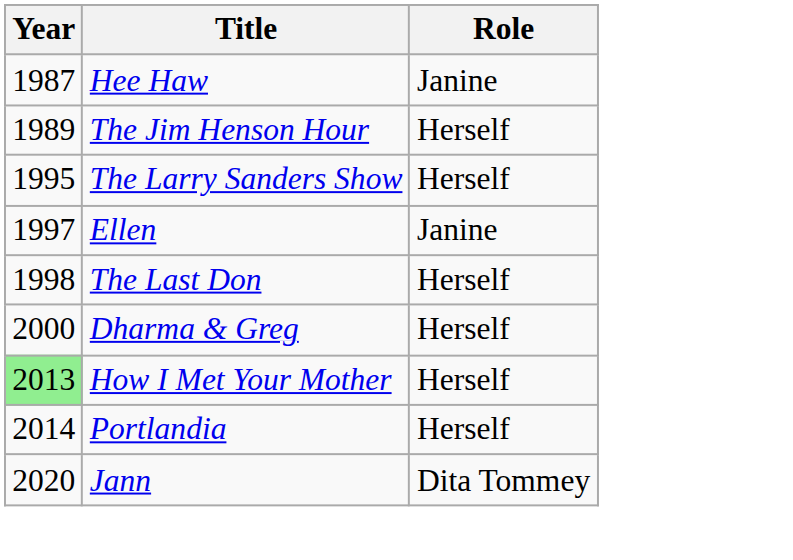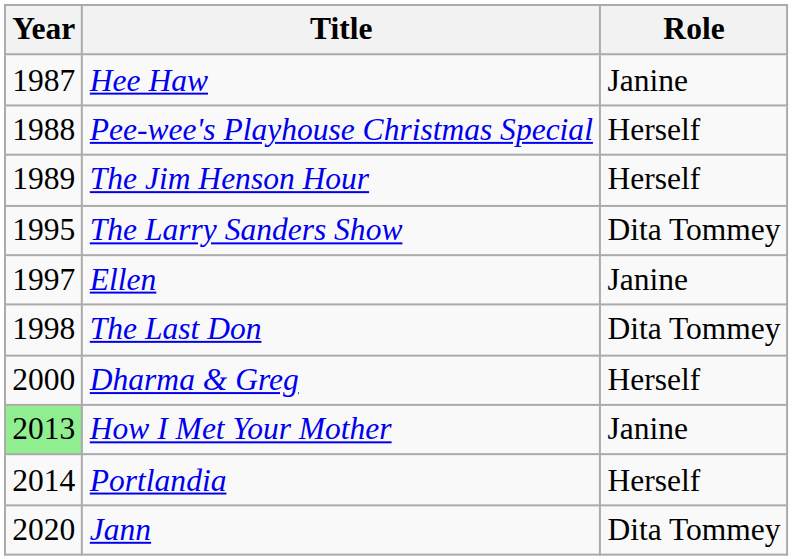+ row: (341, 129)
(463, 179) Herself -> (694, 229) Dita Tommey
(463, 279) Herself -> (694, 329) Dita Tommey
(463, 379) Herself -> (648, 429) Janine
